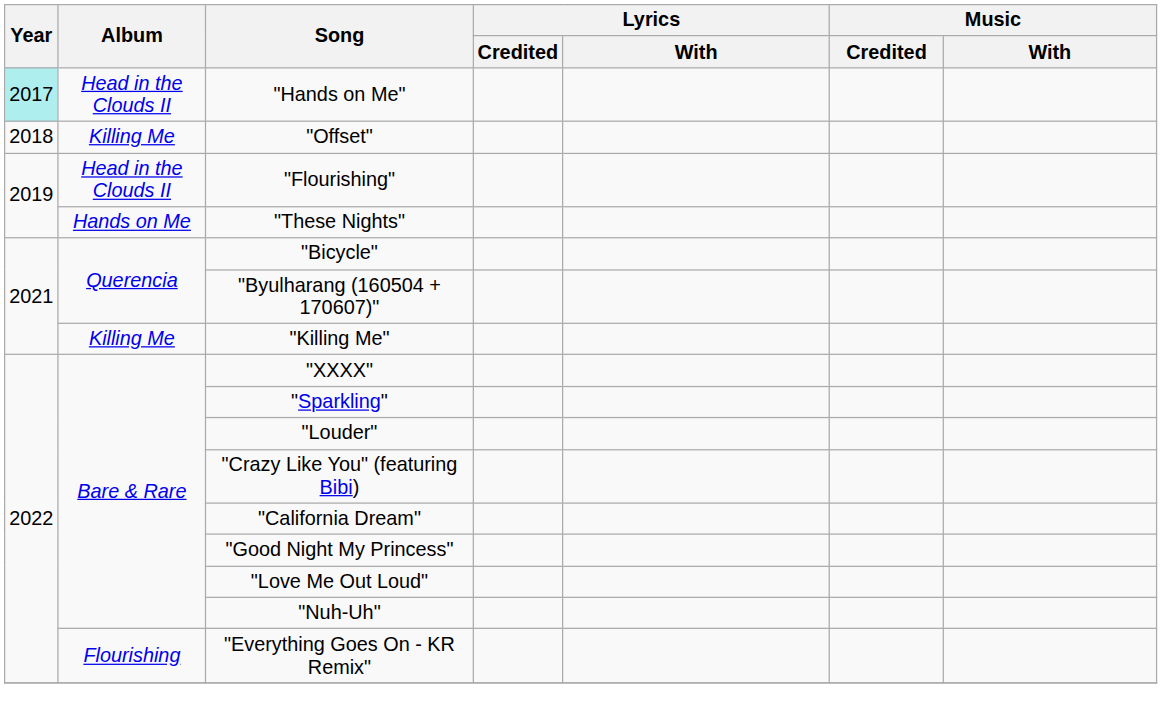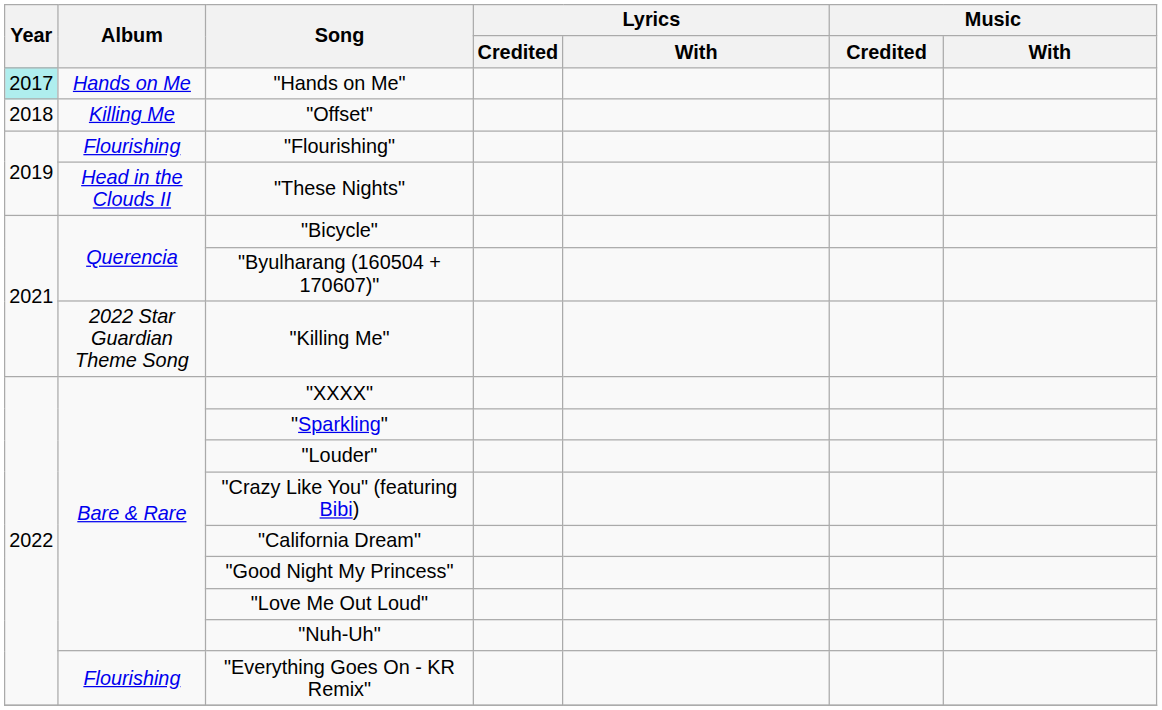(132, 94) Head in the Clouds II -> (132, 83) Hands on Me
(132, 179) Head in the Clouds II -> (132, 146) Flourishing
(132, 222) Hands on Me -> (132, 188) Head in the Clouds II
(132, 338) Killing Me -> (132, 338) 2022 Star Guardian Theme Song
